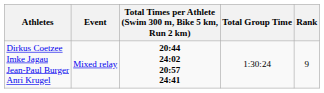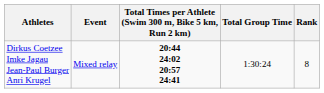(307, 64) 9 -> (307, 64) 8
